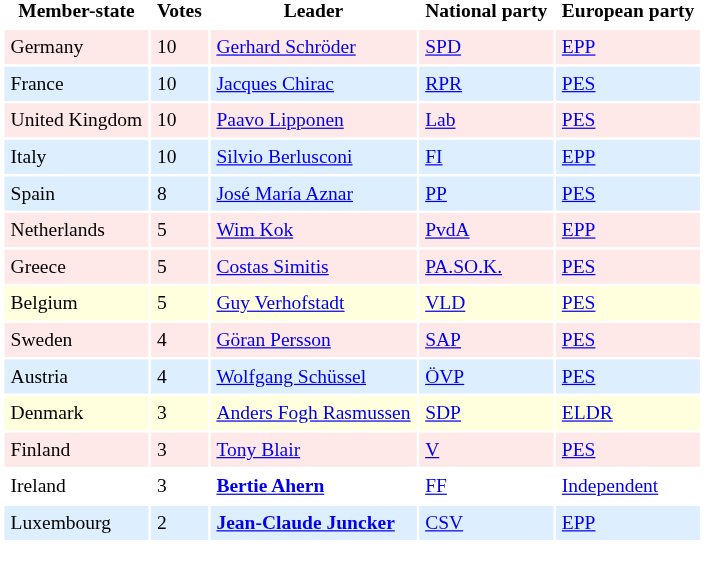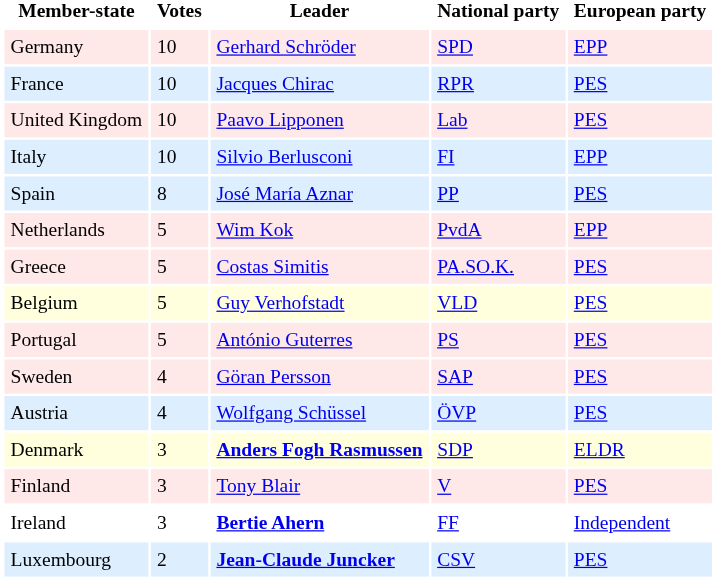+ row: (44, 339)
(313, 413) normal -> (319, 449) bold
(579, 522) EPP -> (591, 559) PES
